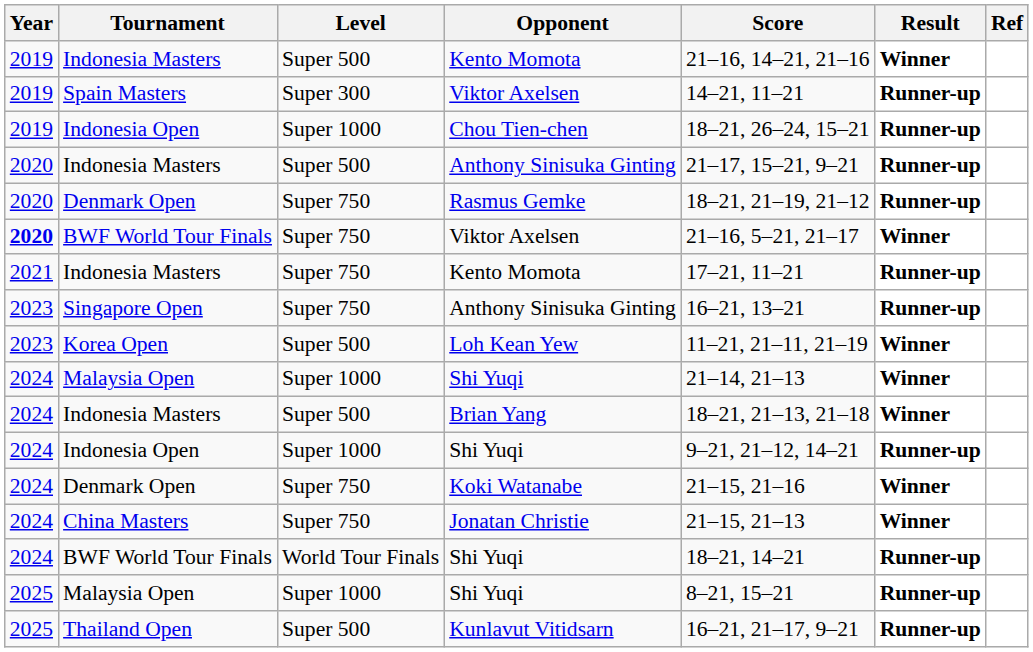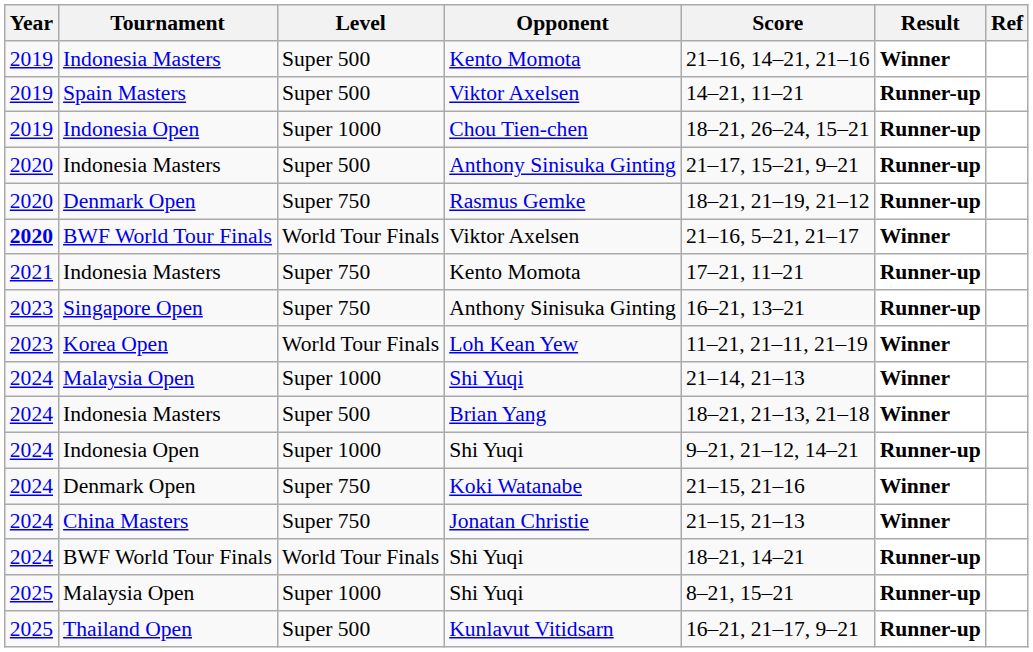(326, 93) Super 300 -> (326, 93) Super 500
(326, 236) Super 750 -> (361, 236) World Tour Finals
(326, 343) Super 500 -> (361, 343) World Tour Finals
